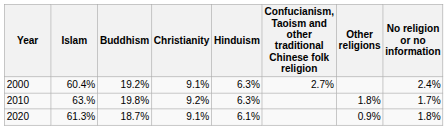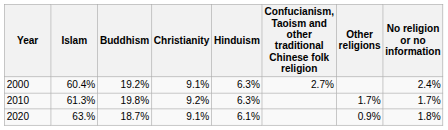(84, 101) 63.% -> (81, 101) 61.3%
(369, 101) 1.8% -> (369, 101) 1.7%
(81, 117) 61.3% -> (84, 117) 63.%
